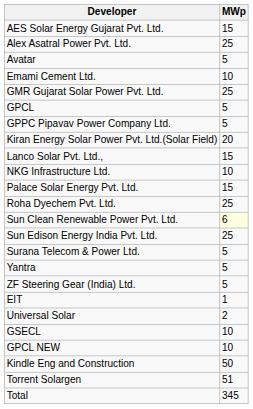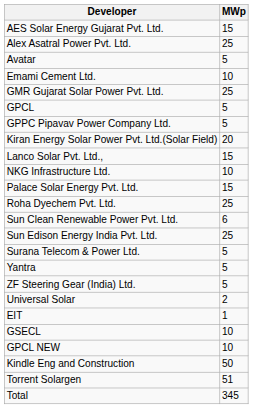(225, 220) lightyellow background -> (225, 220) no background
rows swapped: (14, 300) <-> (41, 316)
